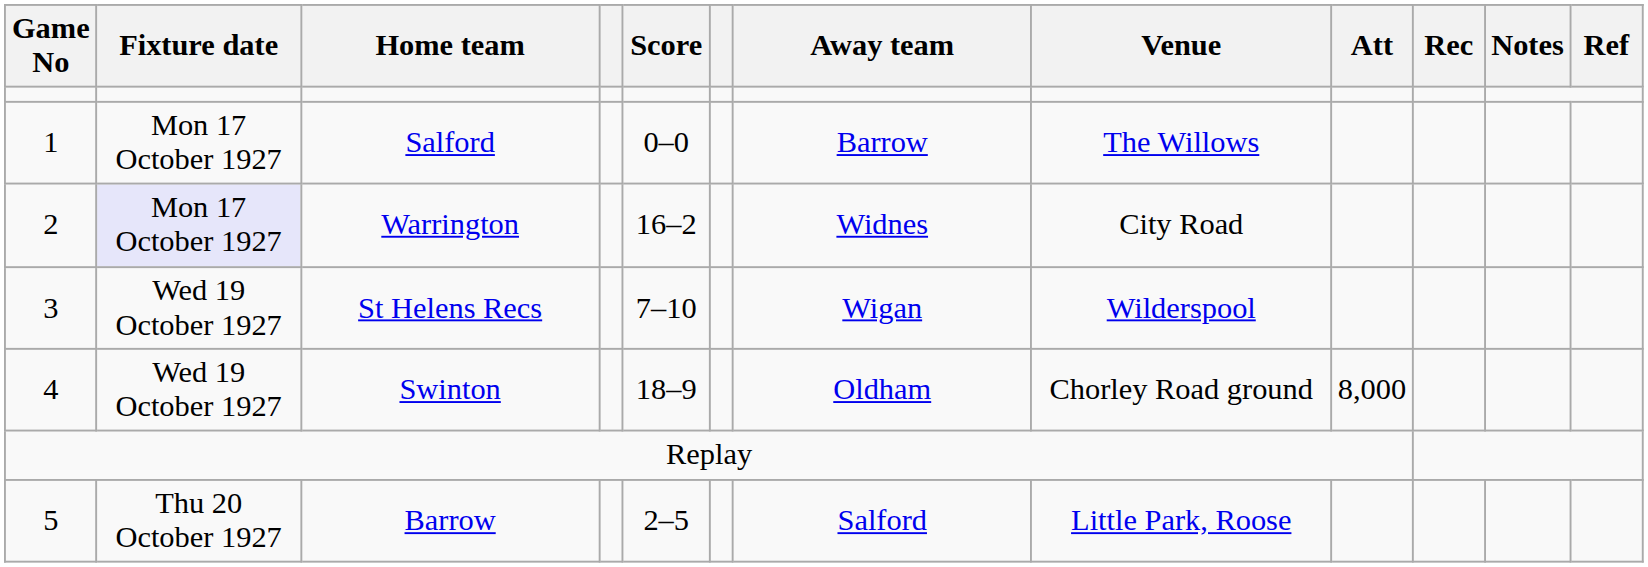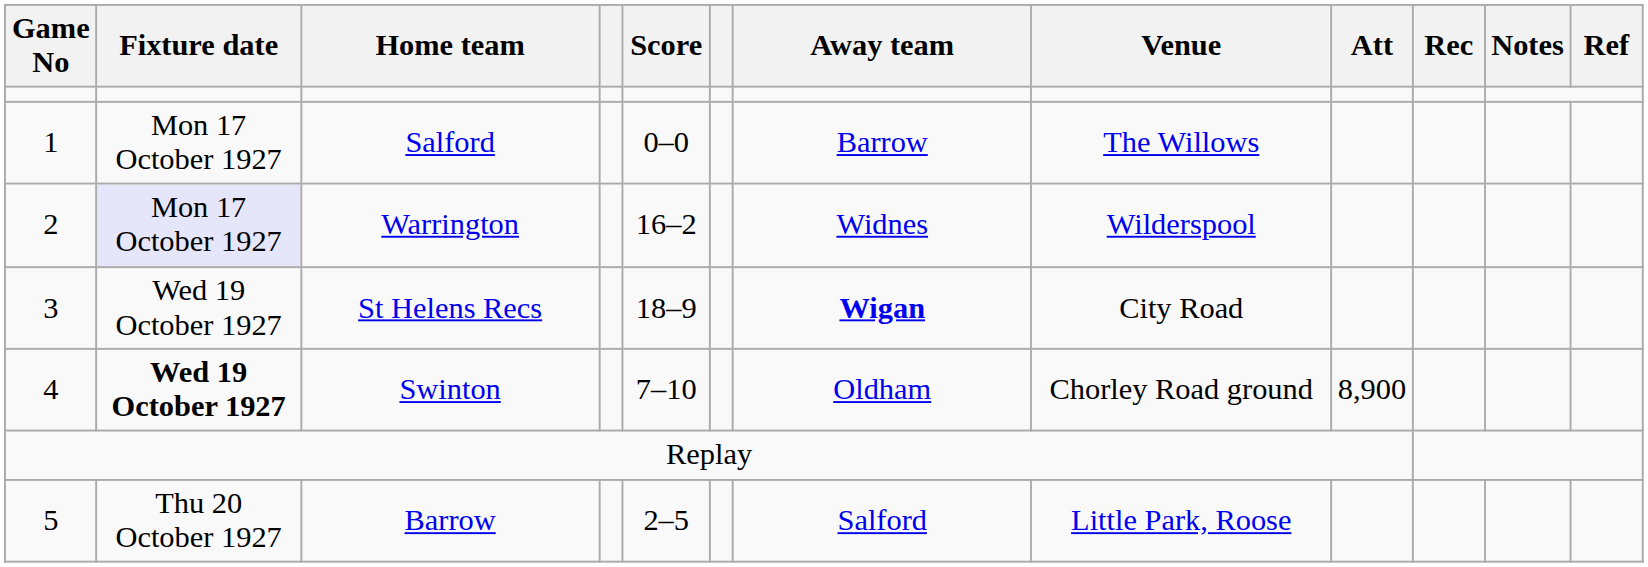(1181, 224) City Road -> (1181, 224) Wilderspool
(666, 306) 7–10 -> (666, 306) 18–9
(882, 306) normal -> (882, 306) bold
(1181, 306) Wilderspool -> (1181, 306) City Road
(199, 389) normal -> (199, 389) bold
(666, 389) 18–9 -> (666, 389) 7–10
(1372, 389) 8,000 -> (1372, 389) 8,900
